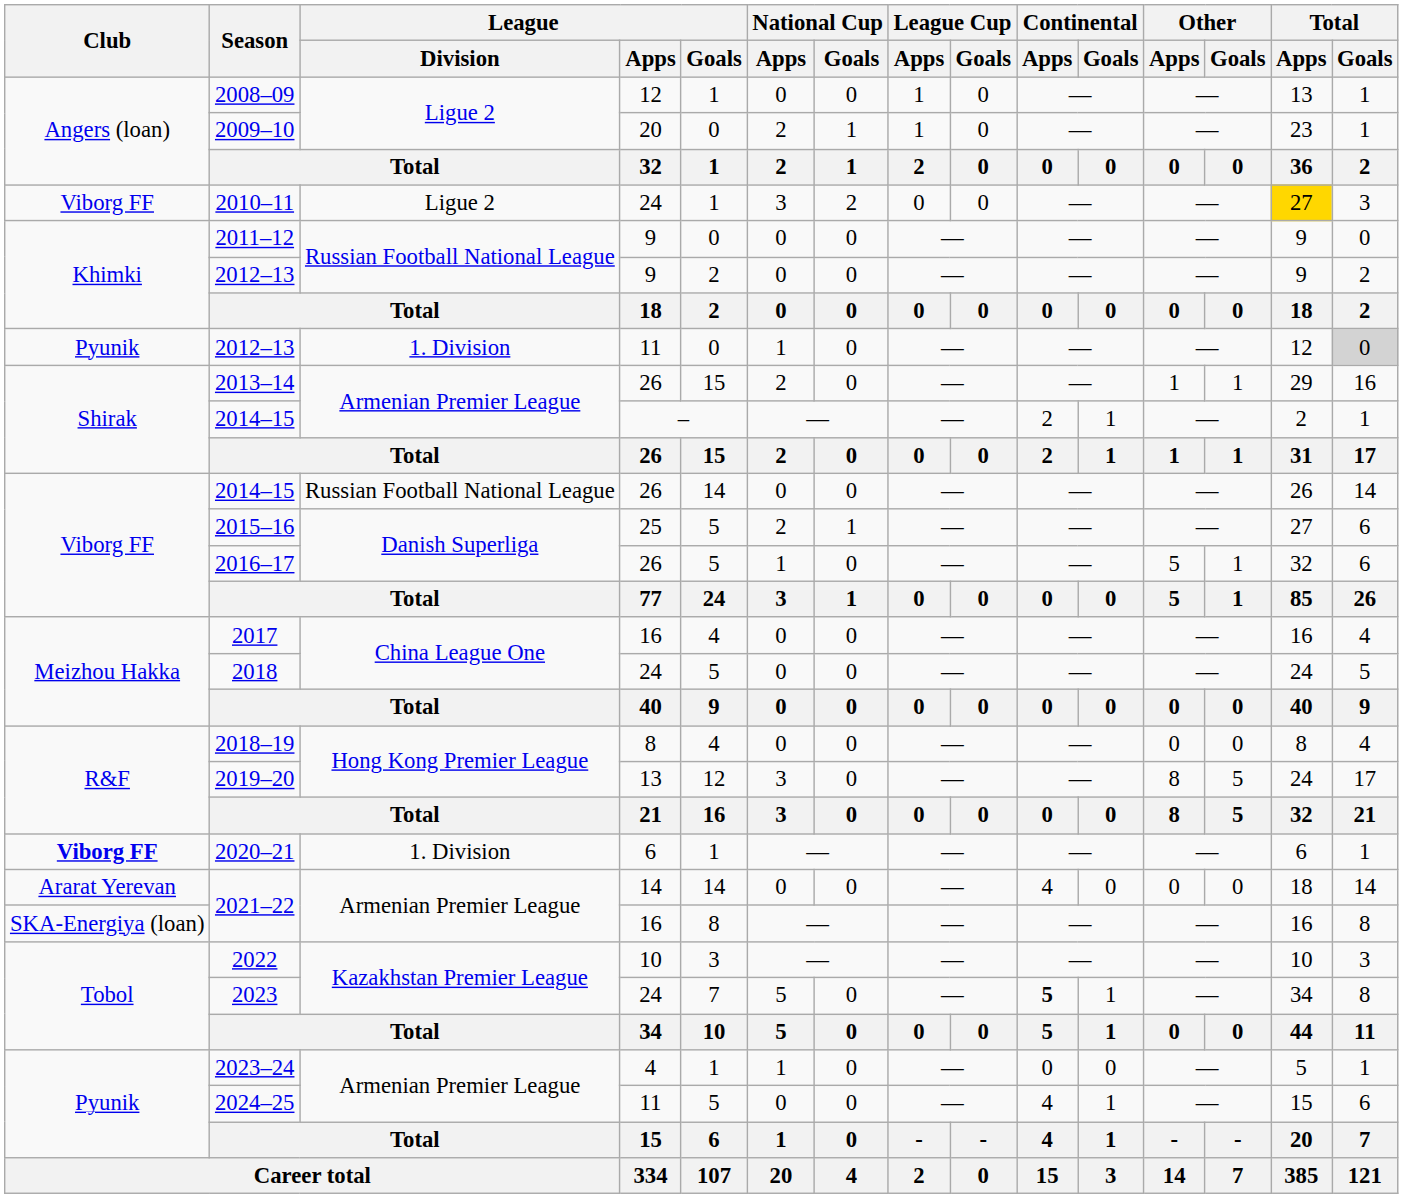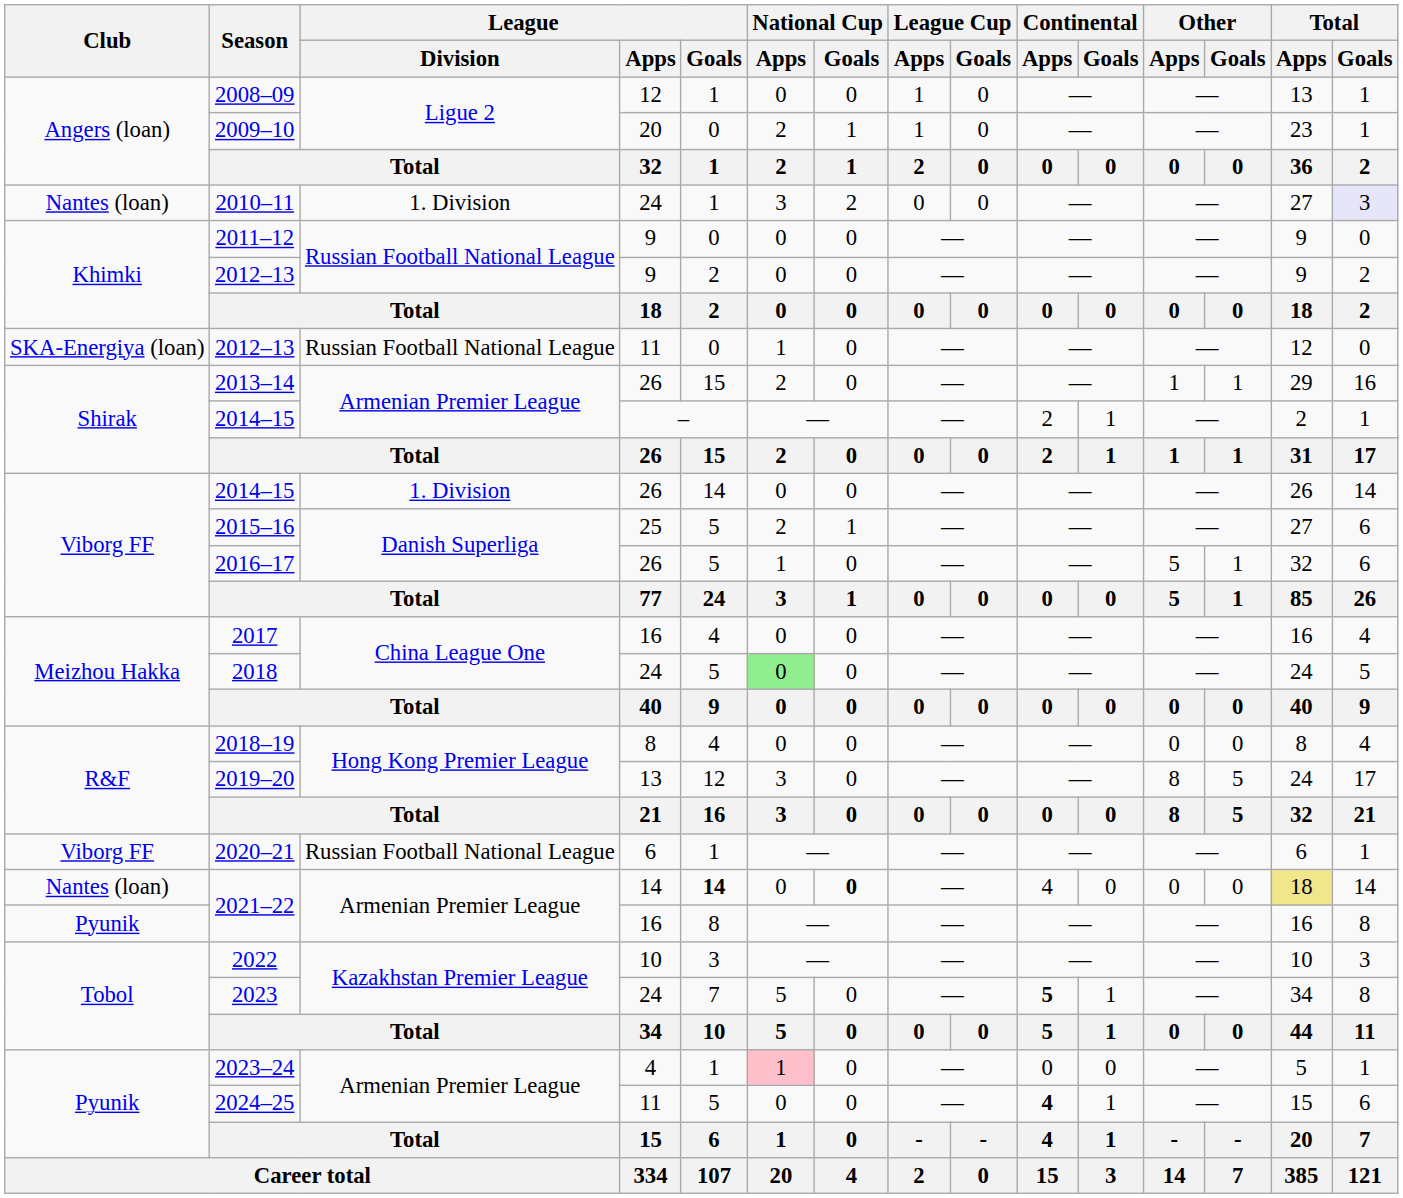(107, 202) Viborg FF -> (107, 202) Nantes (loan)
(460, 202) Ligue 2 -> (460, 202) 1. Division
(1301, 202) gold background -> (1301, 202) no background
(1365, 202) no background -> (1365, 202) lavender background
(107, 346) Pyunik -> (107, 346) SKA-Energiya (loan)
(460, 346) 1. Division -> (460, 346) Russian Football National League
(1365, 346) lightgrey background -> (1365, 346) no background
(460, 490) Russian Football National League -> (460, 490) 1. Division
(781, 671) no background -> (781, 671) lightgreen background
(107, 851) bold -> (107, 851) normal
(460, 851) 1. Division -> (460, 851) Russian Football National League
(107, 887) Ararat Yerevan -> (107, 887) Nantes (loan)
(714, 887) normal -> (714, 887) bold
(851, 887) normal -> (851, 887) bold
(1301, 887) no background -> (1301, 887) khaki background
(107, 923) SKA-Energiya (loan) -> (107, 923) Pyunik
(781, 1067) no background -> (781, 1067) pink background
(1047, 1103) normal -> (1047, 1103) bold
